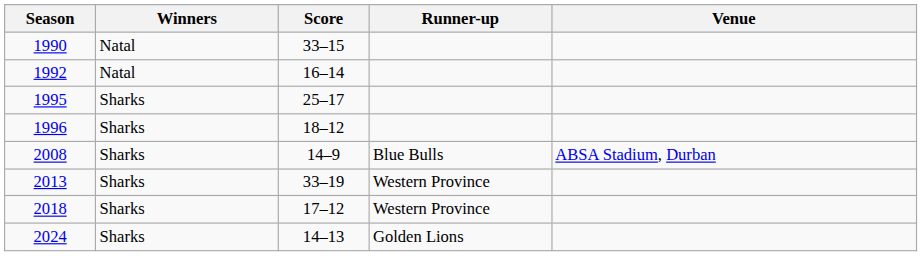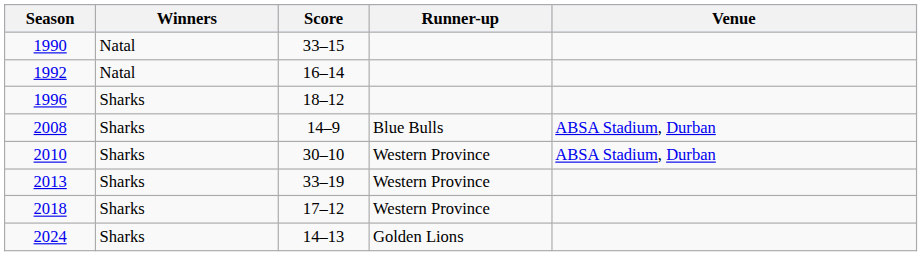- row: (50, 100)
+ row: (50, 155)
